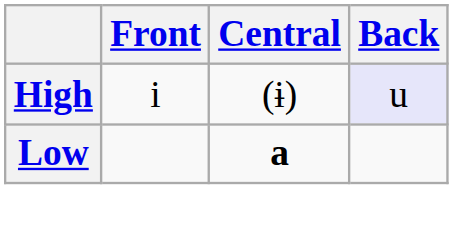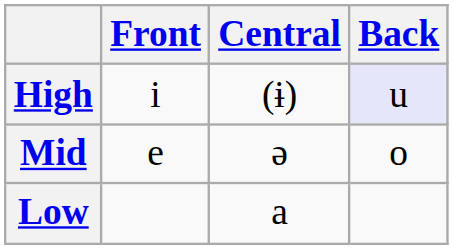+ row: (53, 152)
(280, 152) bold -> (280, 212) normal
